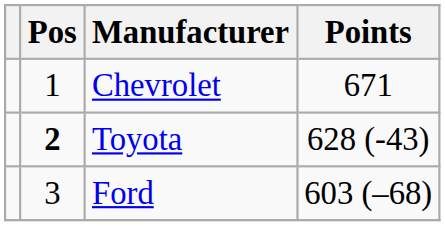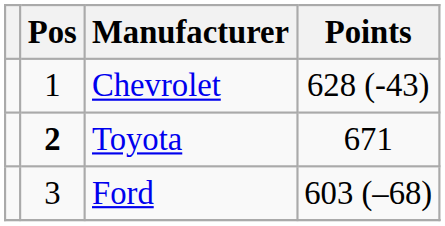(368, 85) 671 -> (368, 85) 628 (-43)
(368, 139) 628 (-43) -> (368, 139) 671
